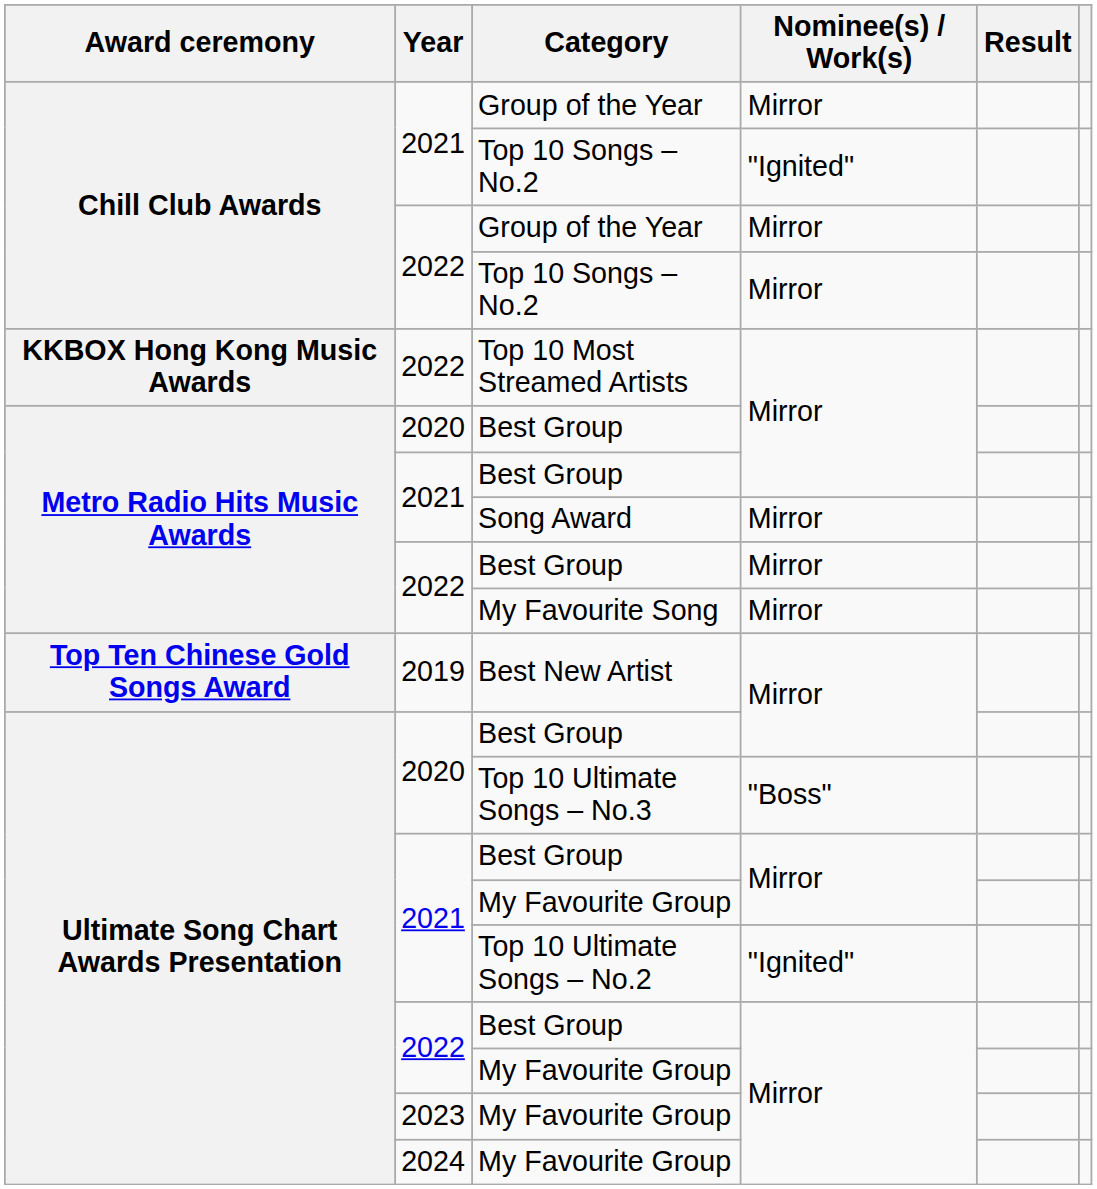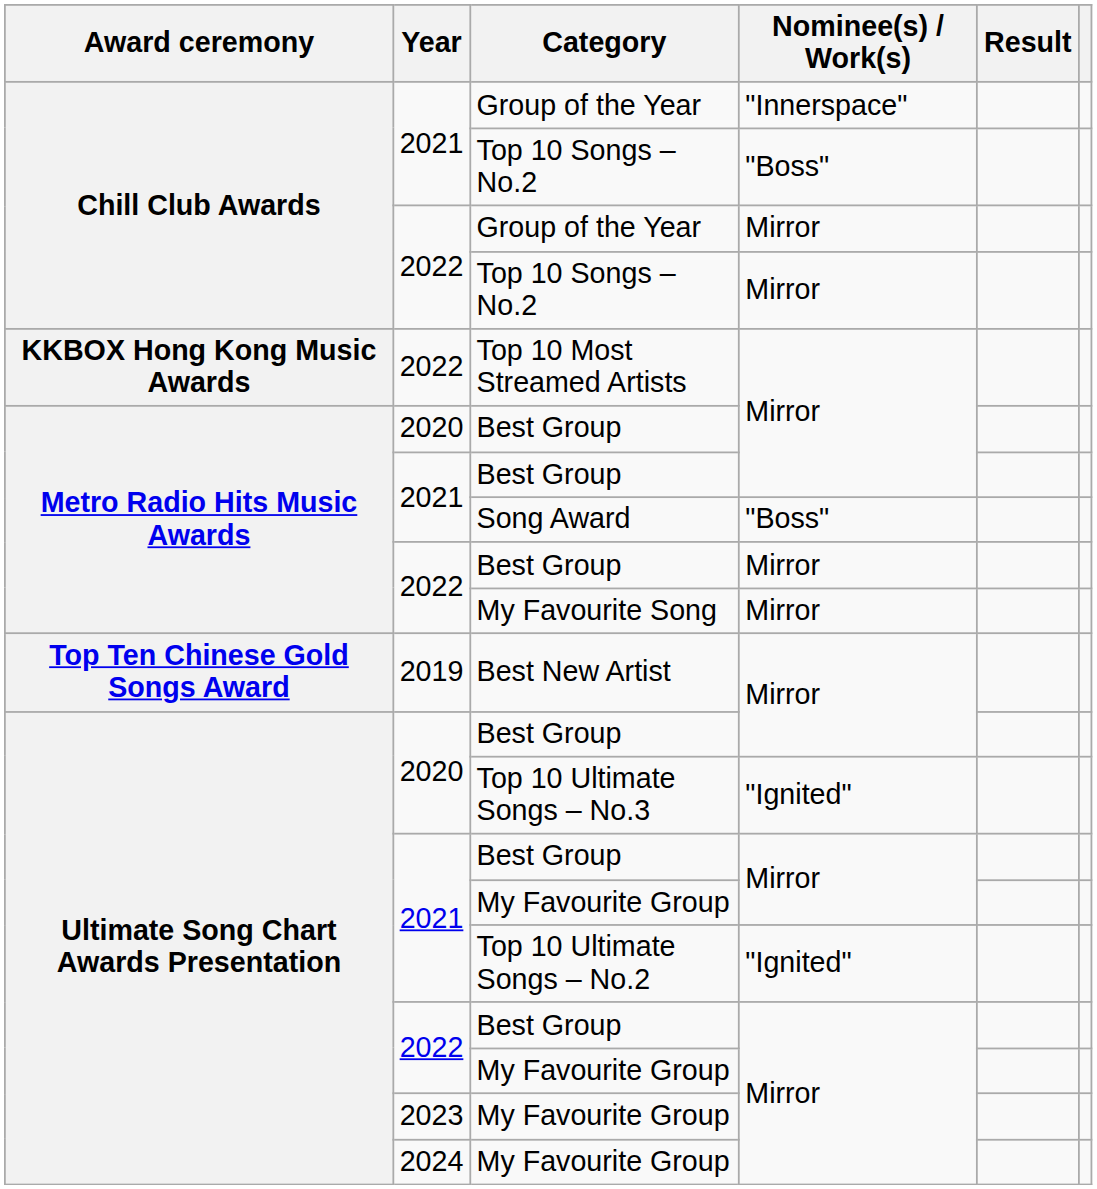(785, 104) Mirror -> (826, 104) "Innerspace"
(801, 166) "Ignited" -> (787, 166) "Boss"
(785, 519) Mirror -> (787, 519) "Boss"
(790, 794) "Boss" -> (798, 794) "Ignited"
